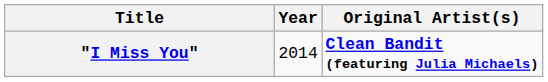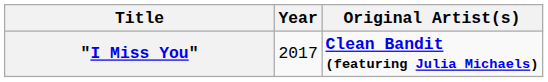(298, 54) 2014 -> (298, 54) 2017
